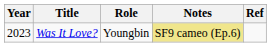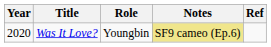(19, 32) 2023 -> (19, 32) 2020
